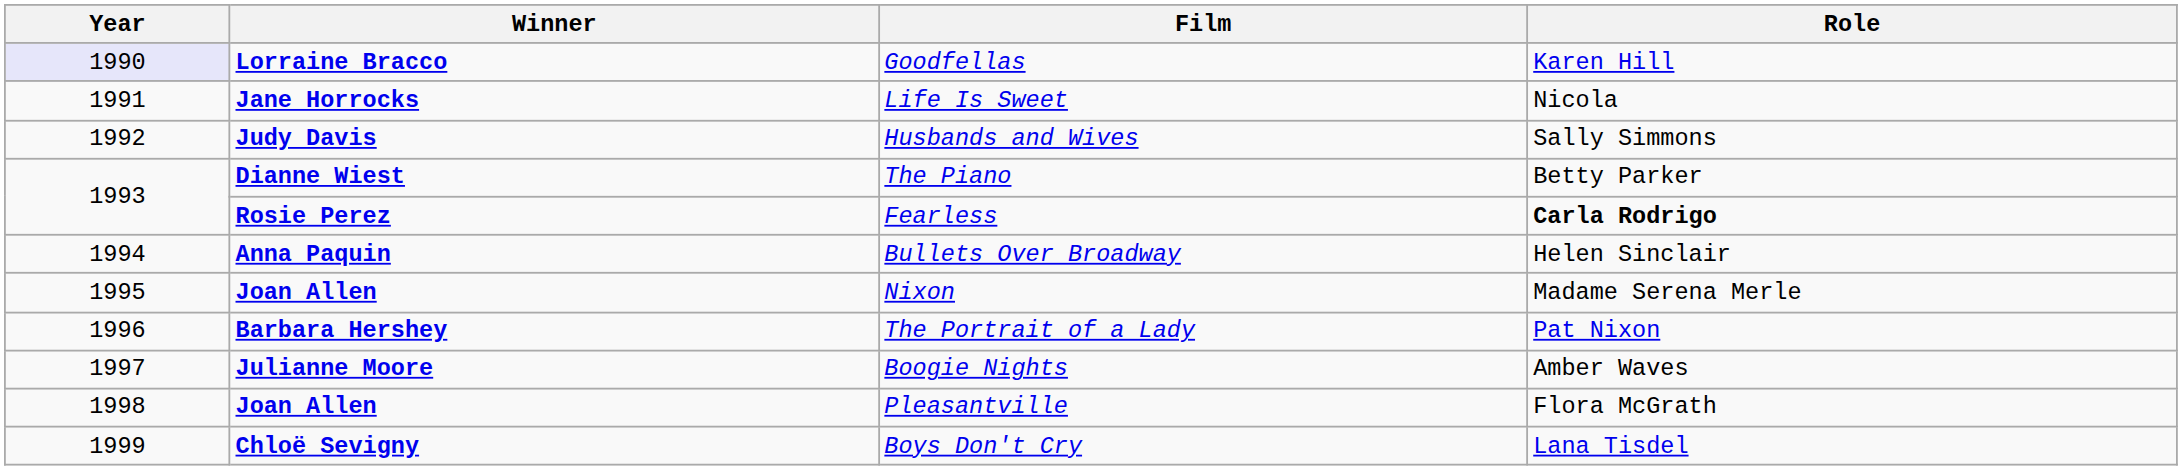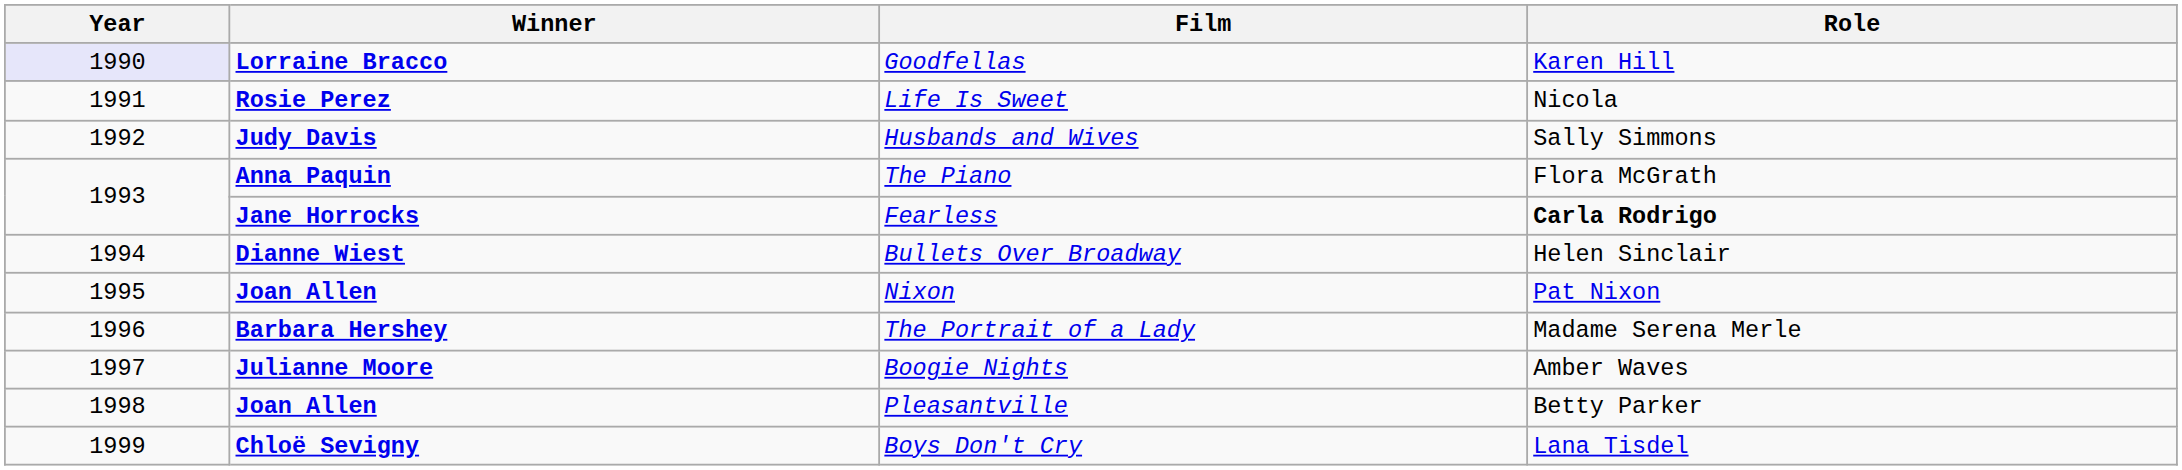(327, 101) Jane Horrocks -> (313, 101) Rosie Perez
(320, 177) Dianne Wiest -> (313, 177) Anna Paquin
(1618, 177) Betty Parker -> (1625, 177) Flora McGrath
(313, 216) Rosie Perez -> (327, 216) Jane Horrocks
(313, 254) Anna Paquin -> (320, 254) Dianne Wiest
(1667, 293) Madame Serena Merle -> (1597, 293) Pat Nixon
(1597, 331) Pat Nixon -> (1667, 331) Madame Serena Merle
(1625, 408) Flora McGrath -> (1618, 408) Betty Parker
